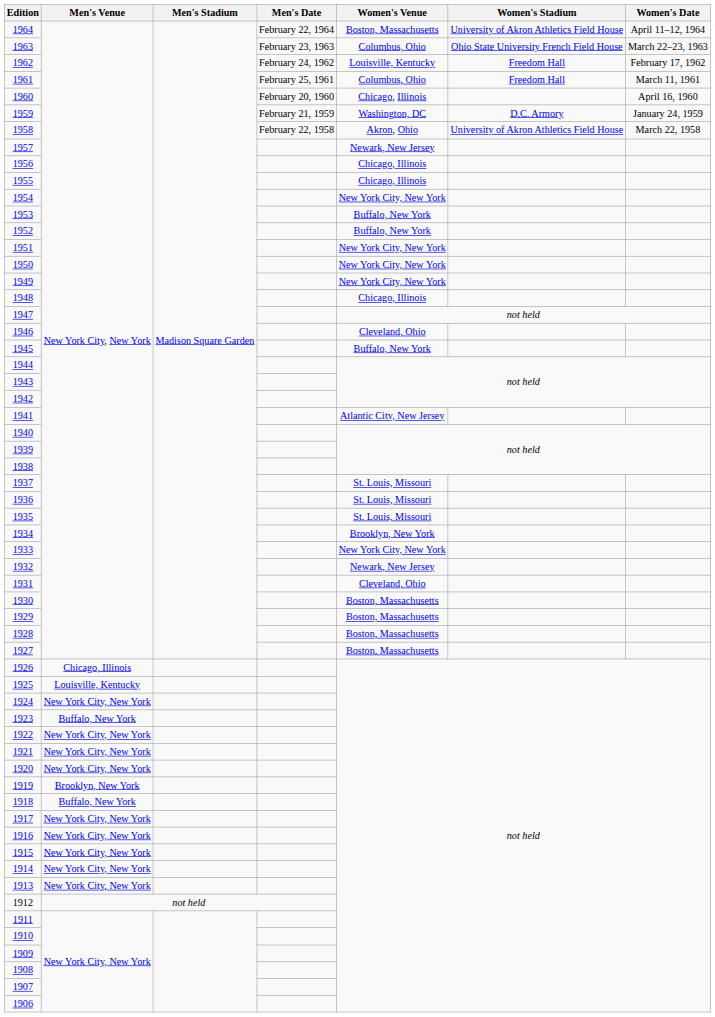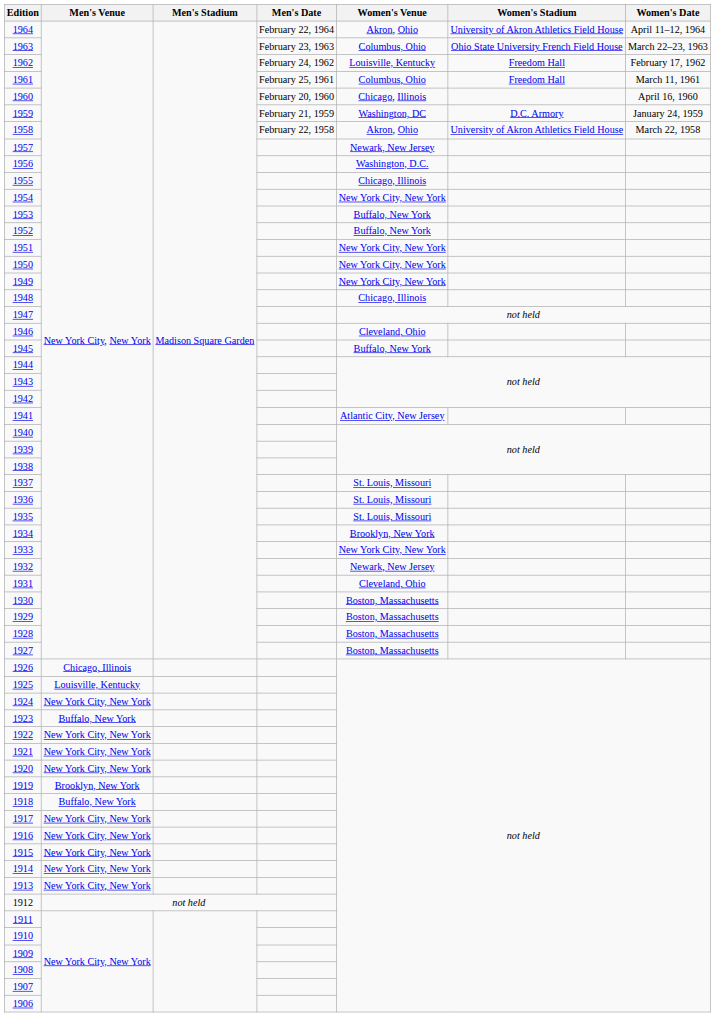(392, 29) Boston, Massachusetts -> (392, 29) Akron, Ohio
(392, 164) Chicago, Illinois -> (392, 164) Washington, D.C.
